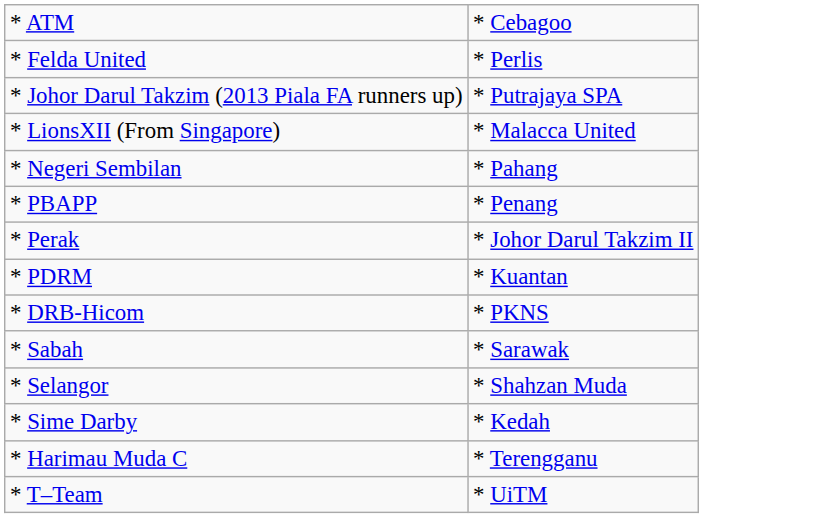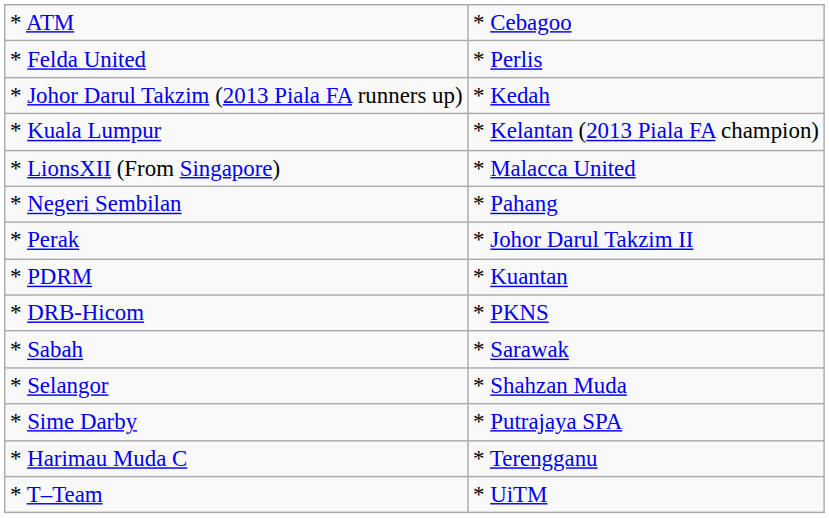(548, 95) * Putrajaya SPA -> (512, 95) * Kedah
+ row: (86, 131)
- row: (54, 204)
(512, 421) * Kedah -> (548, 421) * Putrajaya SPA
